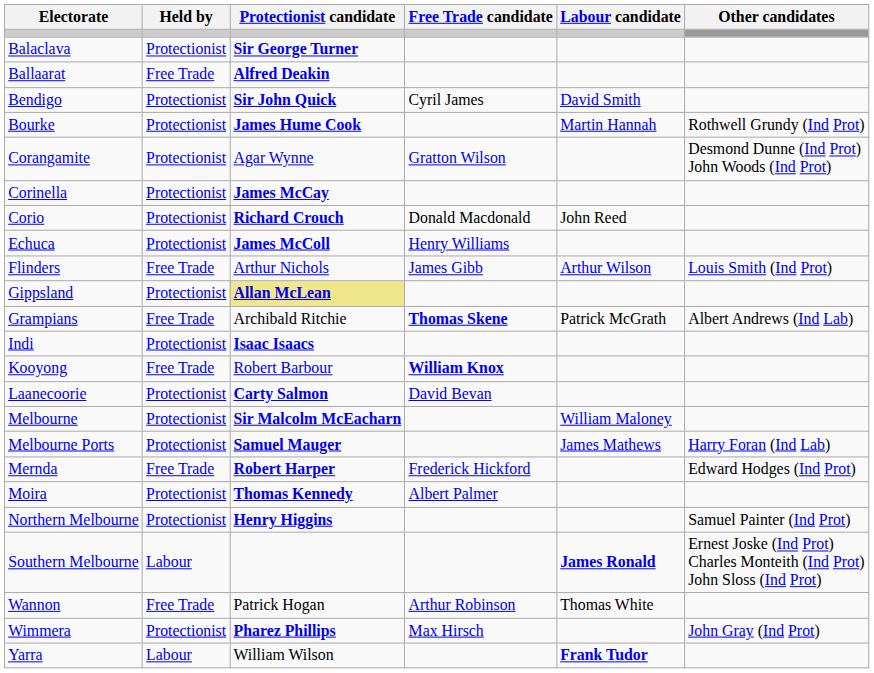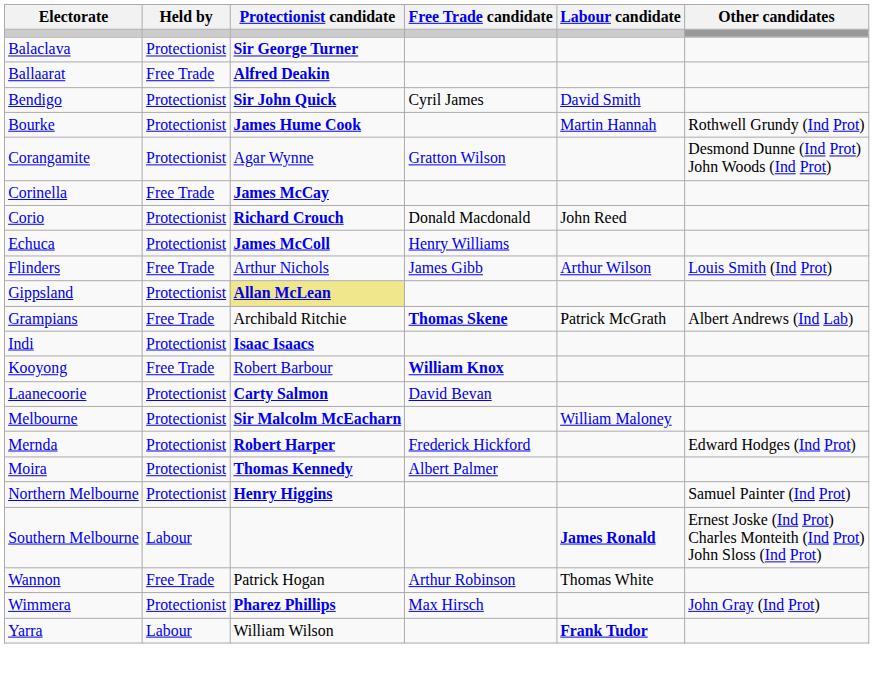(186, 192) Protectionist -> (180, 192) Free Trade
- row: (61, 444)
(180, 469) Free Trade -> (186, 444) Protectionist
